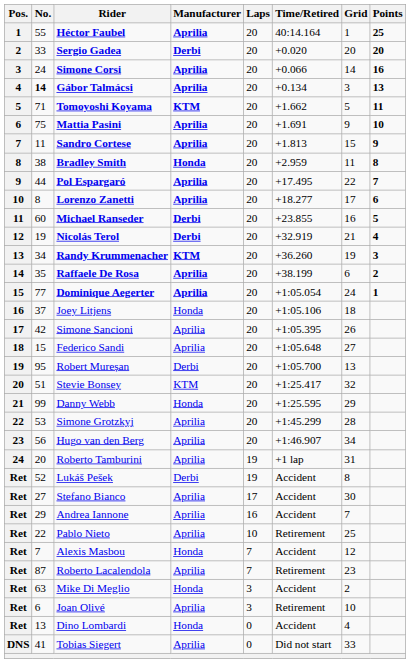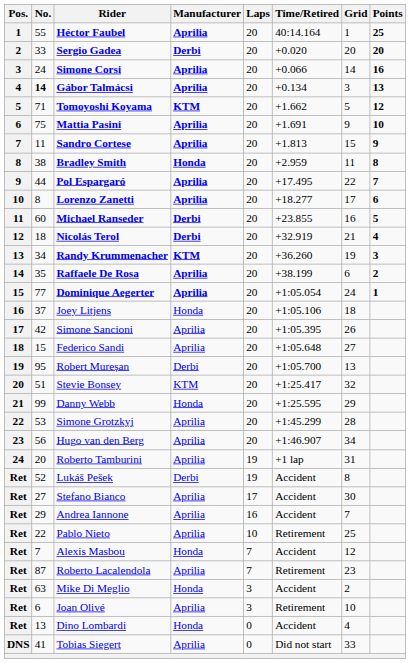(378, 106) 11 -> (378, 106) 12
(40, 236) 19 -> (40, 236) 18
